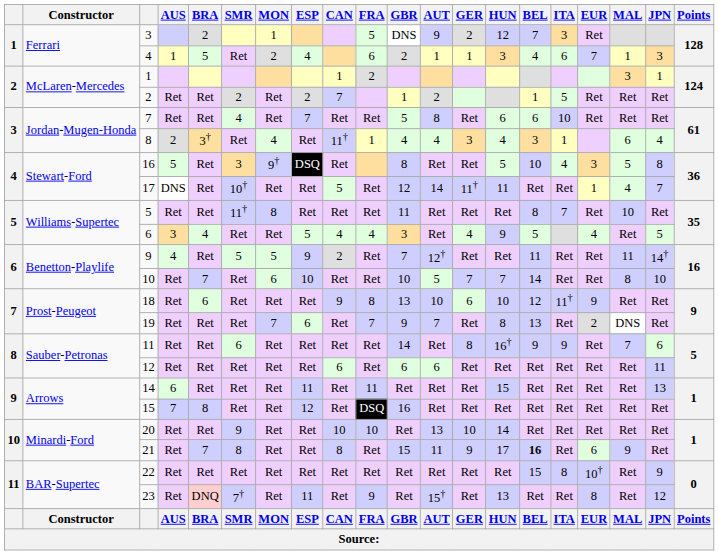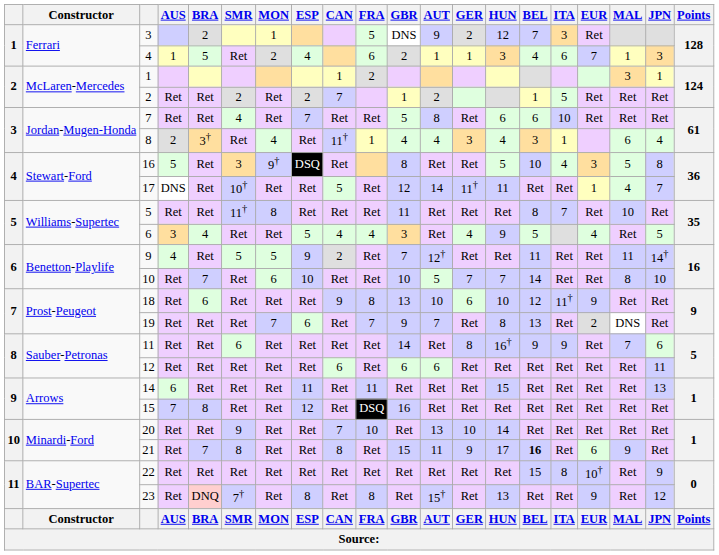(339, 429) 10 -> (339, 429) 7
(307, 496) 11 -> (307, 496) 8
(372, 496) 9 -> (372, 496) 8
(594, 496) 8 -> (594, 496) 9
